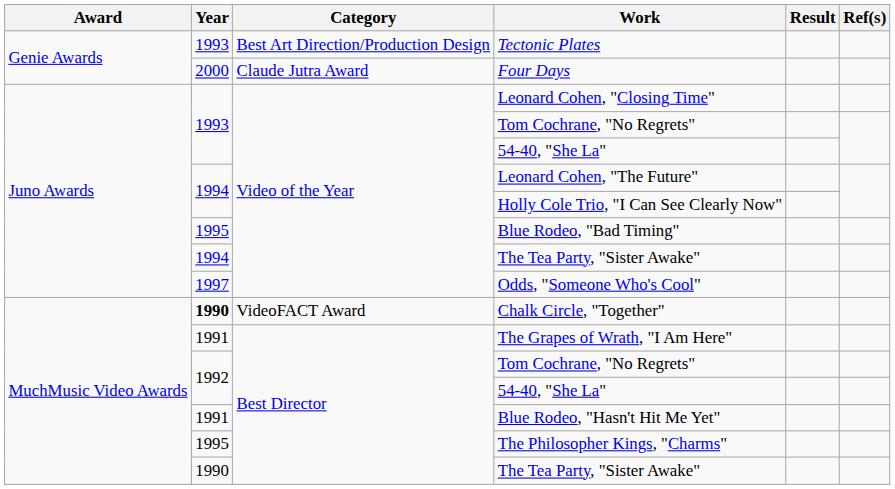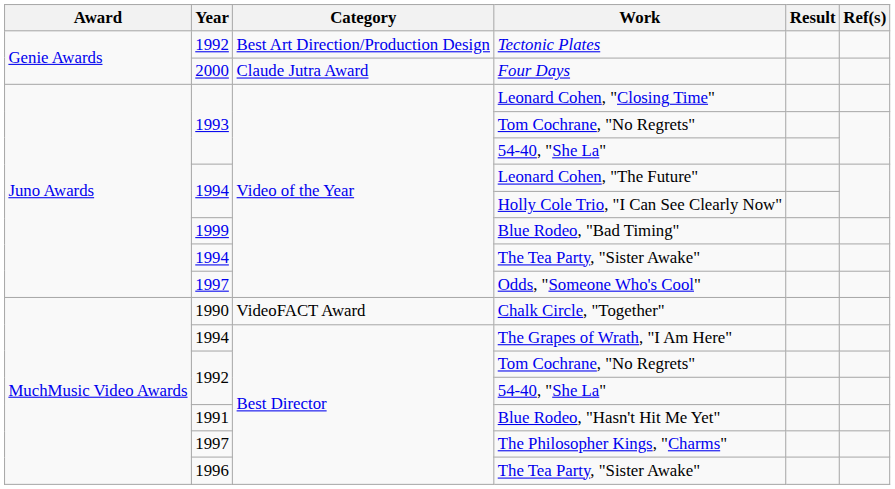(212, 44) 1993 -> (212, 44) 1992
(212, 230) 1995 -> (212, 230) 1999
(212, 310) bold -> (212, 310) normal
(212, 337) 1991 -> (212, 337) 1994
(212, 444) 1995 -> (212, 444) 1997
(212, 470) 1990 -> (212, 470) 1996
